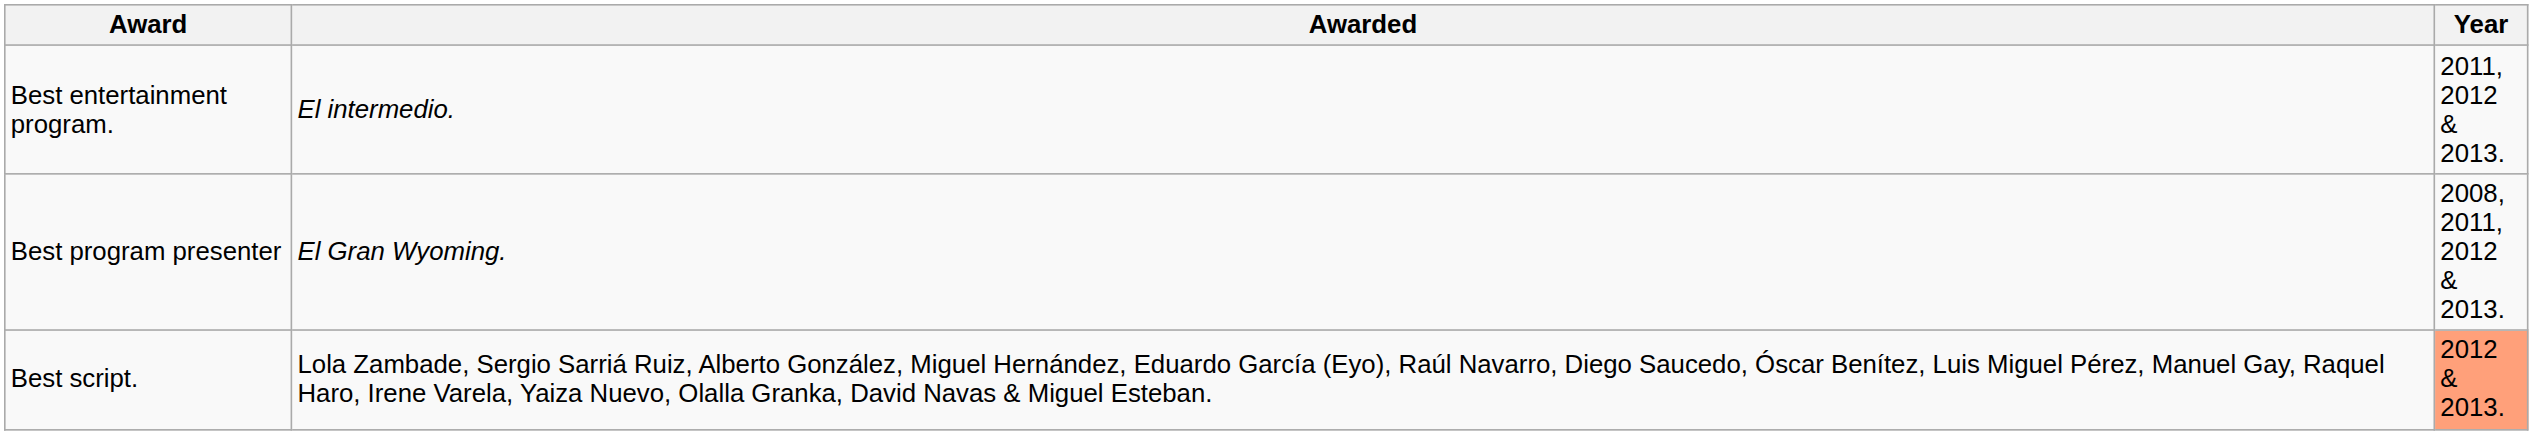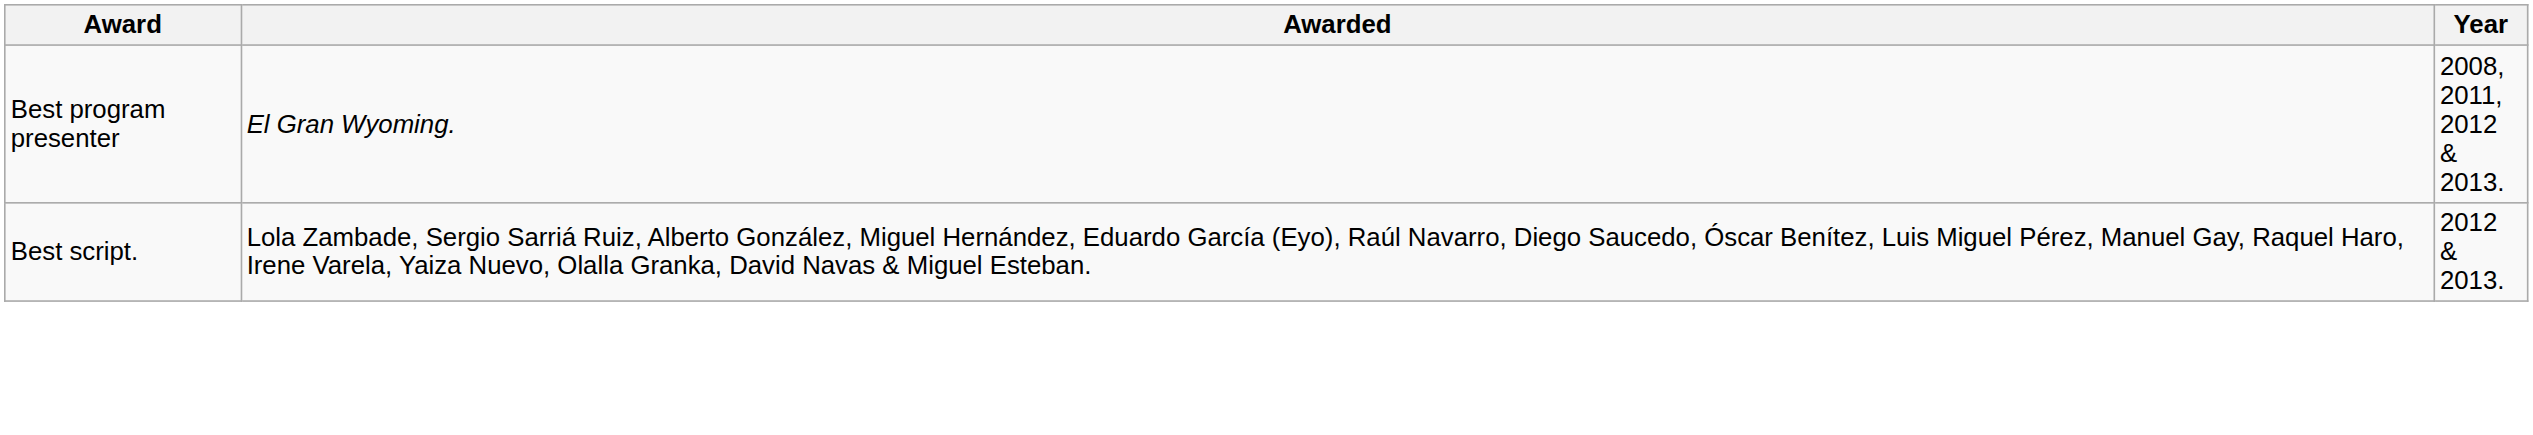- row: (119, 109)
(2473, 379) lightsalmon background -> (2472, 251) no background
